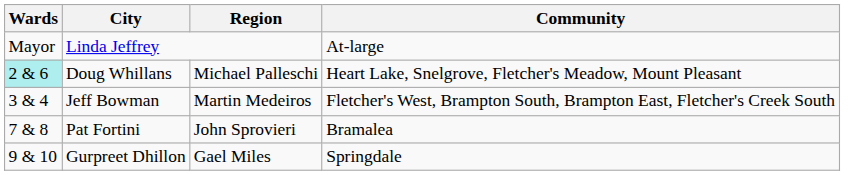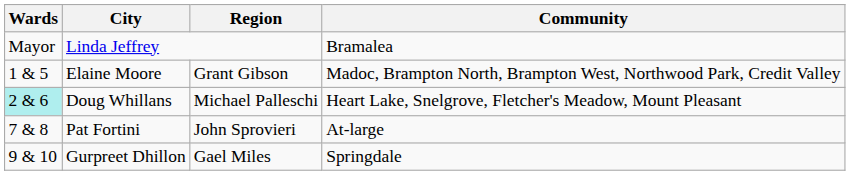(355, 45) At-large -> (360, 45) Bramalea
+ row: (114, 73)
- row: (113, 101)
(360, 128) Bramalea -> (355, 128) At-large
